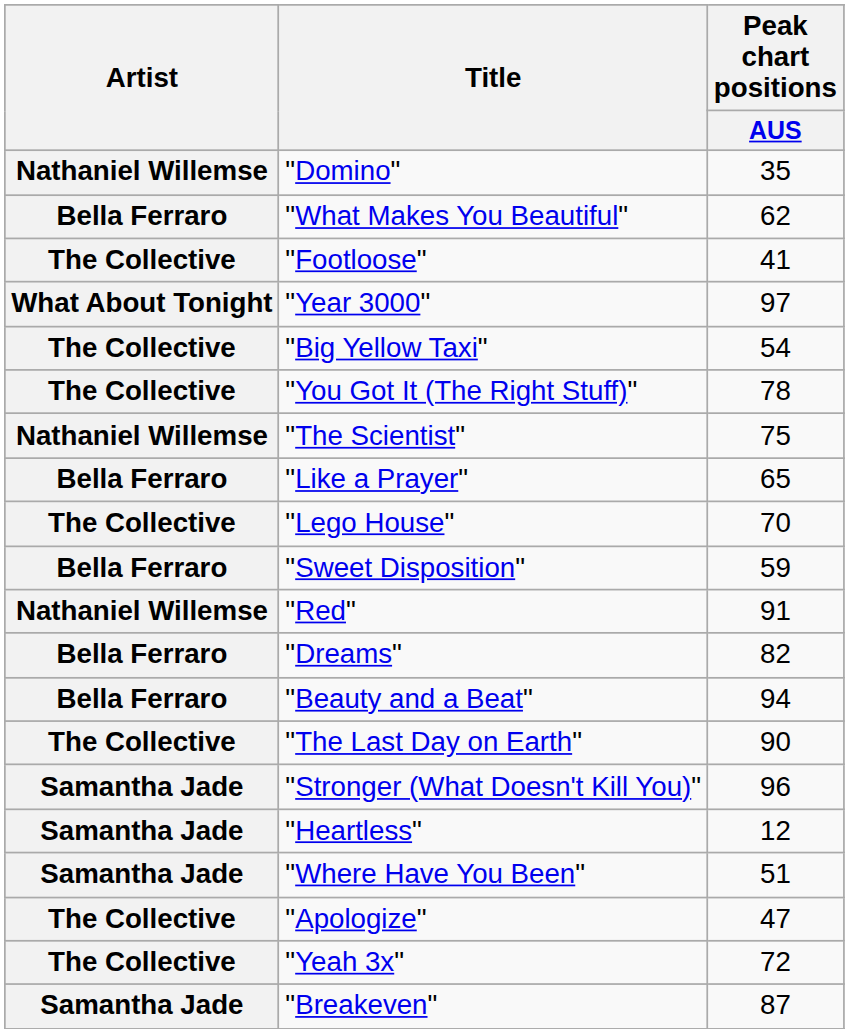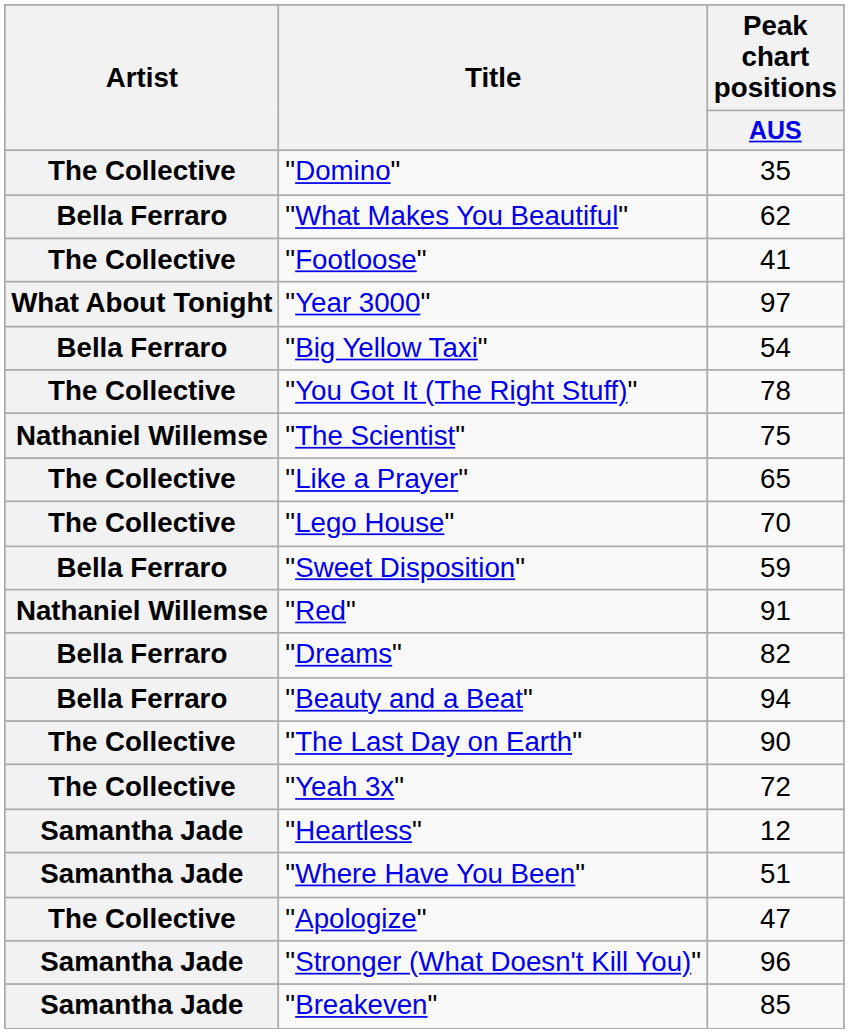(142, 171) Nathaniel Willemse -> (142, 171) The Collective
(142, 347) The Collective -> (142, 347) Bella Ferraro
(142, 479) Bella Ferraro -> (142, 479) The Collective
rows swapped: (493, 786) <-> (345, 962)
(775, 1006) 87 -> (775, 1006) 85
